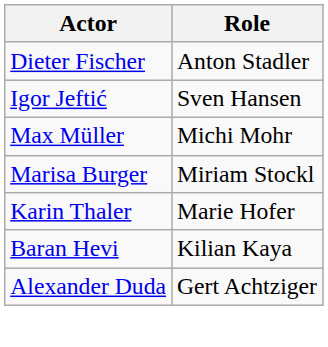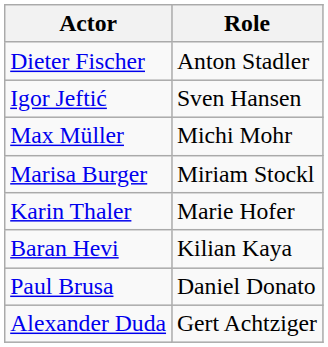+ row: (62, 286)
